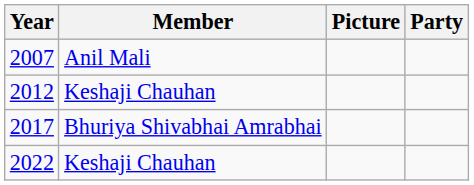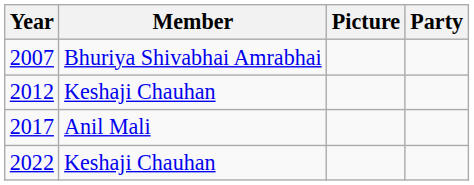(107, 57) Anil Mali -> (193, 57) Bhuriya Shivabhai Amrabhai
(193, 127) Bhuriya Shivabhai Amrabhai -> (107, 127) Anil Mali
